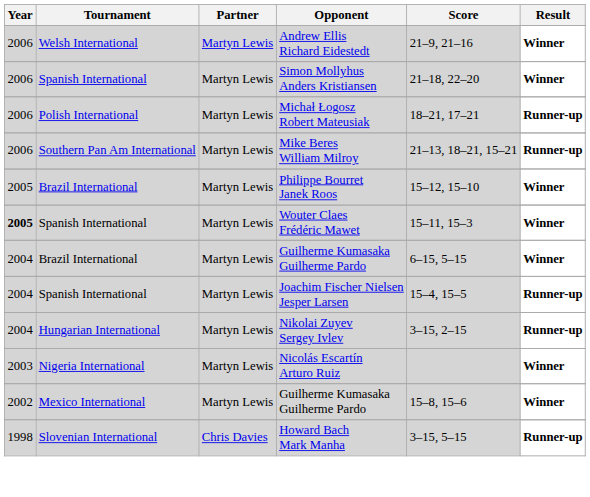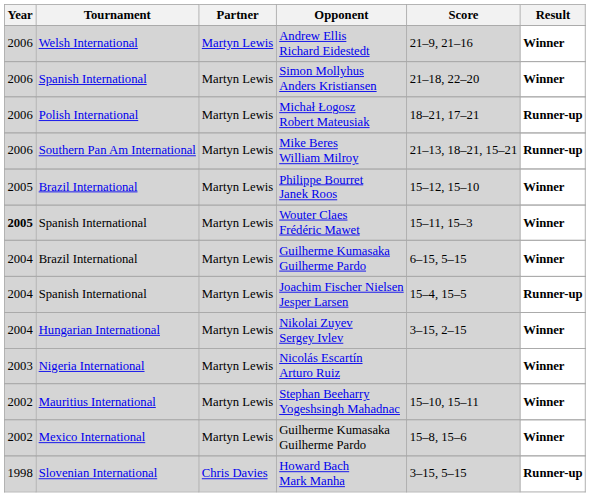(553, 330) Runner-up -> (544, 330) Winner
+ row: (97, 402)
